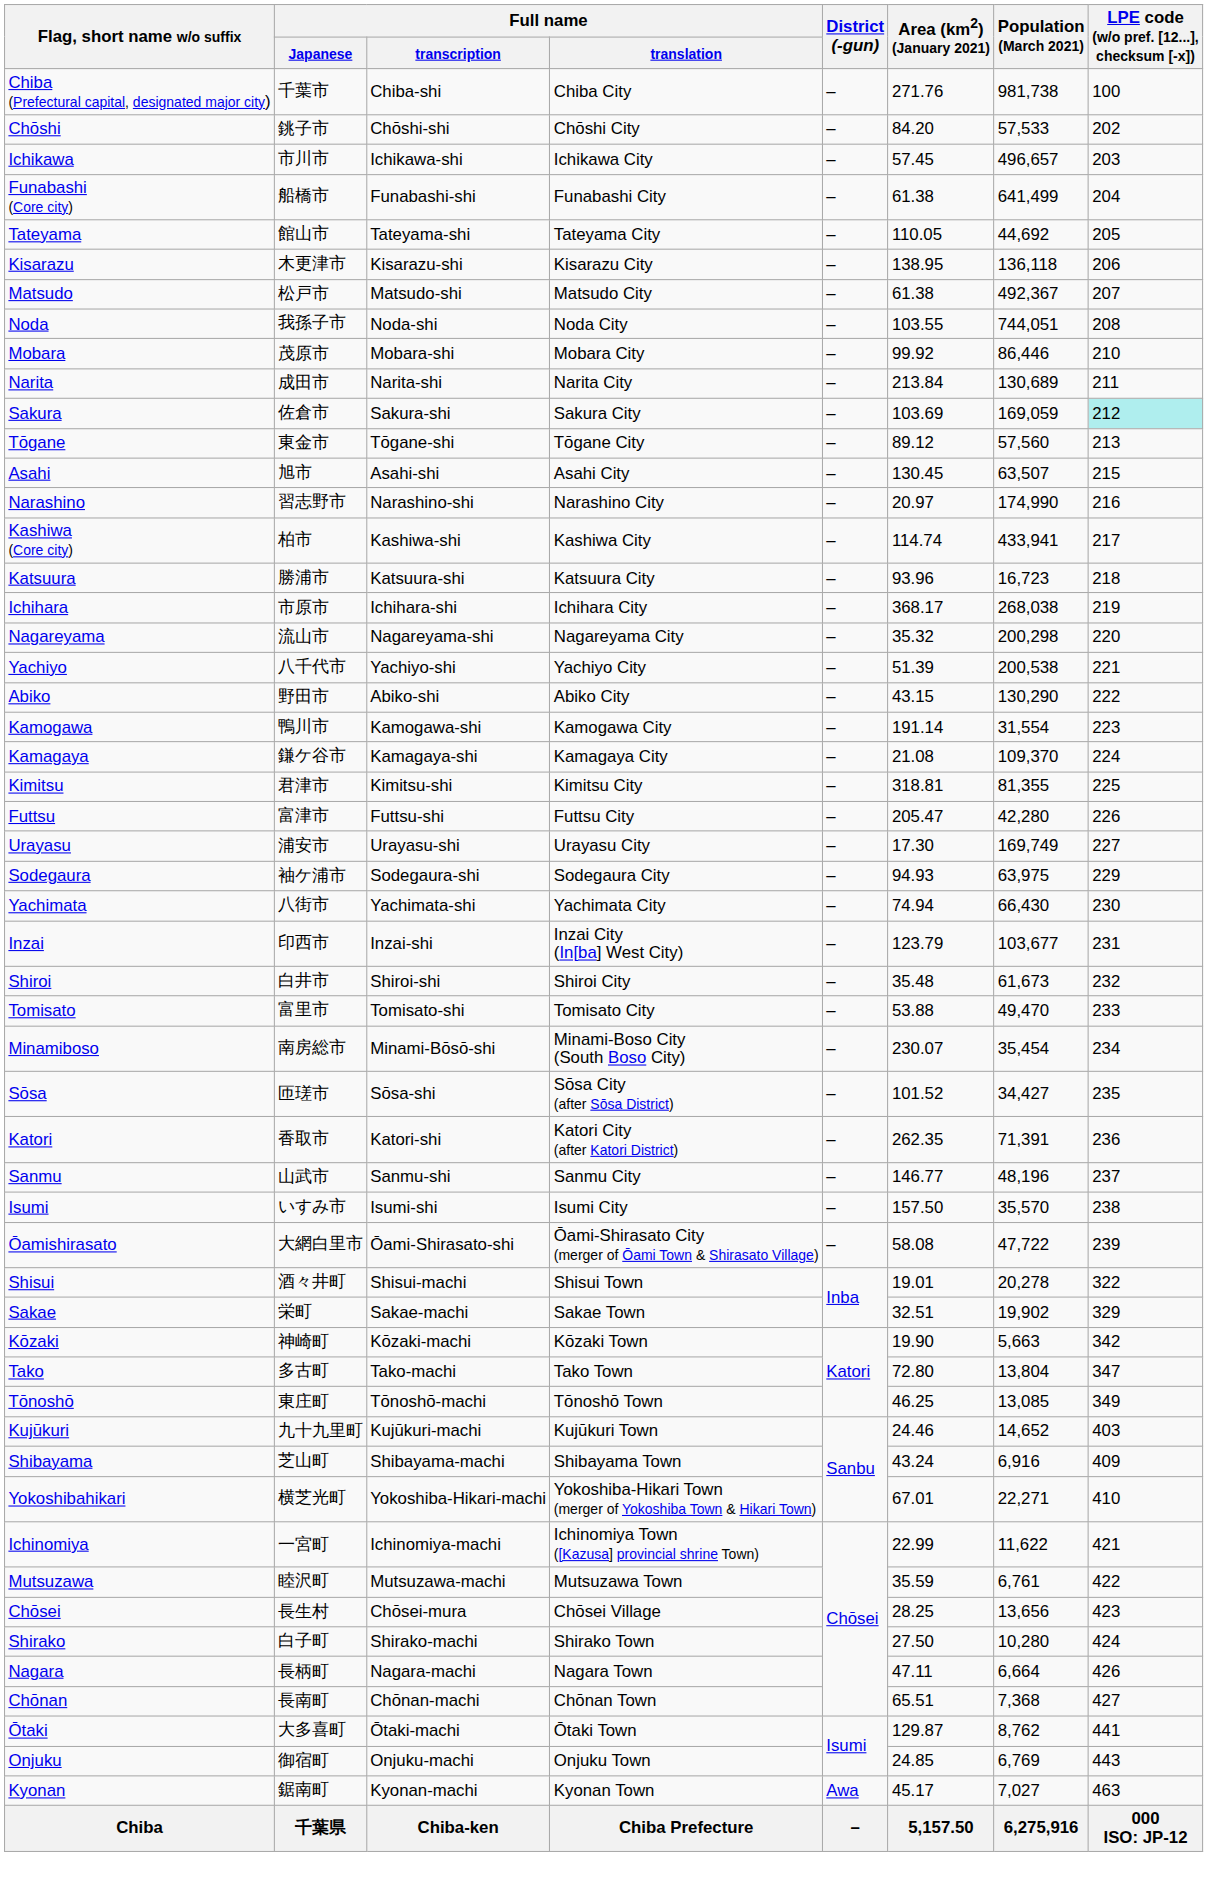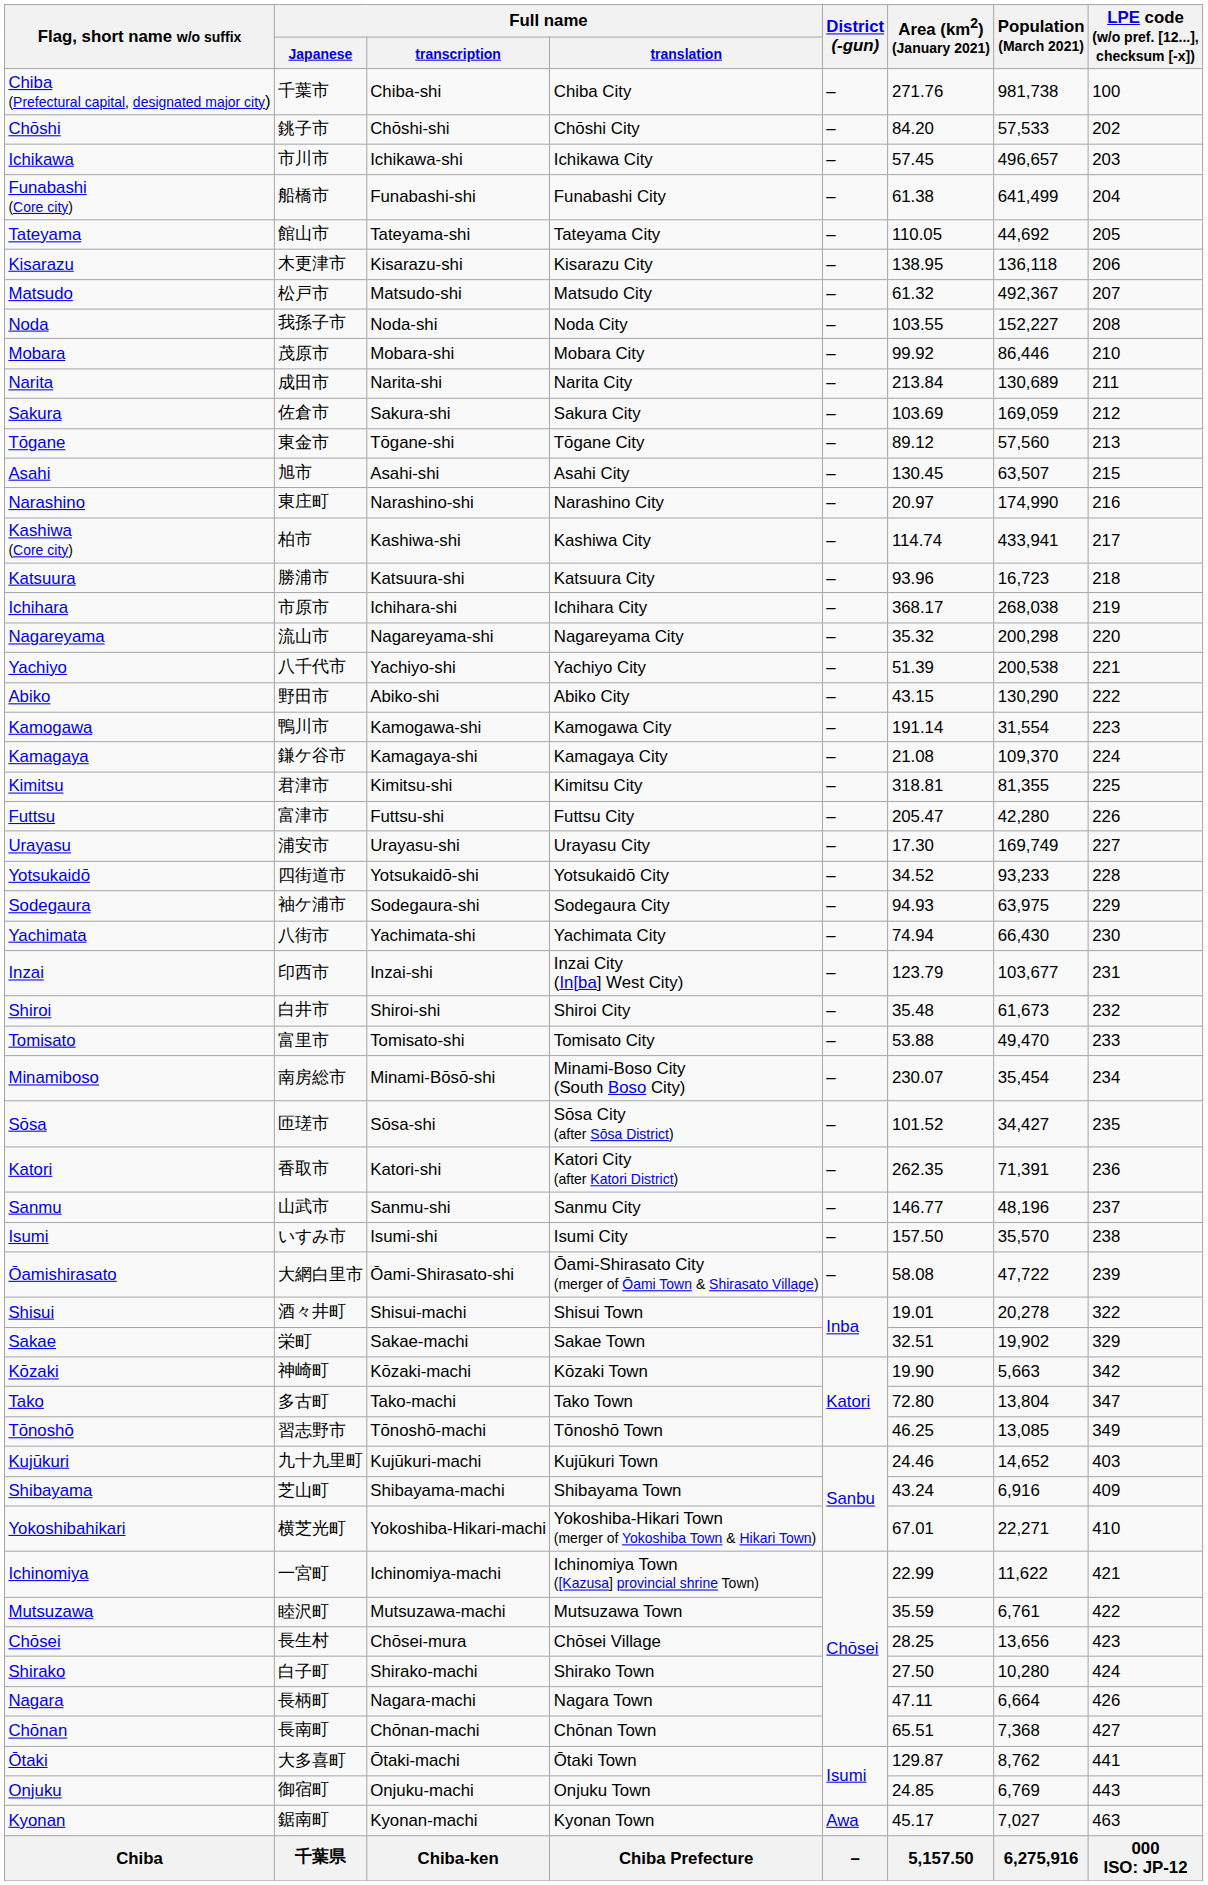(913, 294) 61.38 -> (913, 294) 61.32
(1028, 323) 744,051 -> (1028, 323) 152,227
(1106, 413) paleturquoise background -> (1106, 413) no background
(312, 502) 習志野市 -> (304, 502) 東庄町
+ row: (49, 875)
(304, 1401) 東庄町 -> (312, 1430) 習志野市
